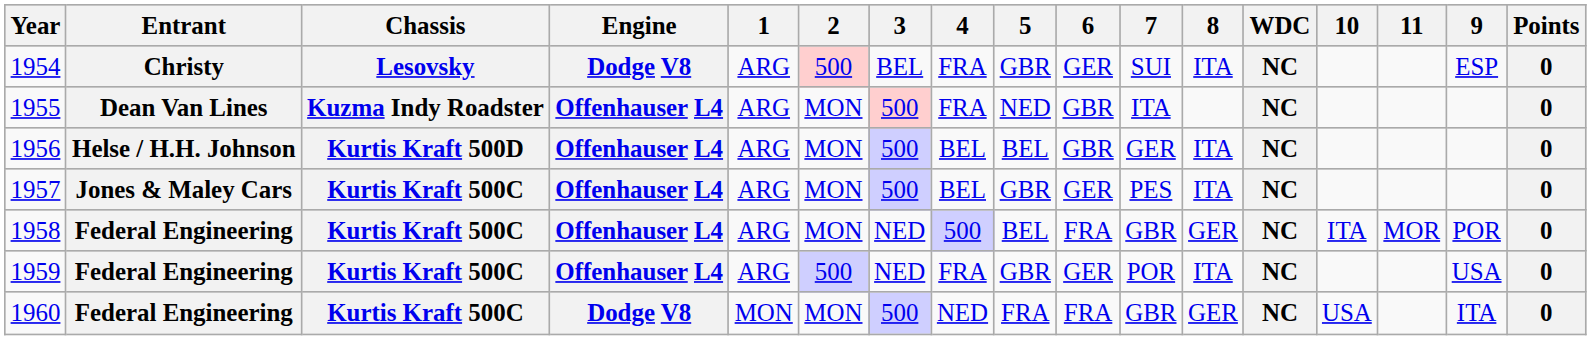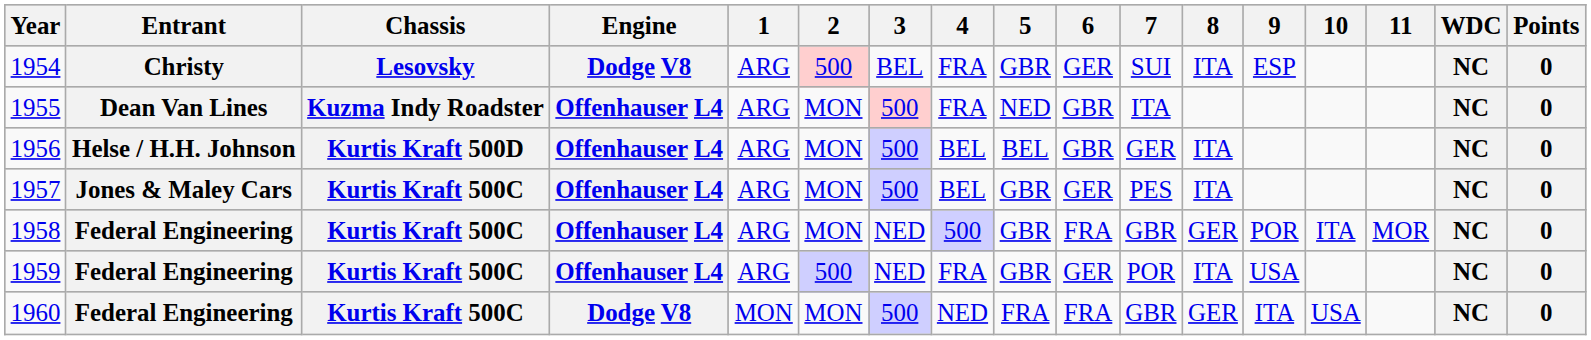columns swapped: (1477, 25) <-> (1280, 25)
(1025, 230) BEL -> (1025, 230) GBR
